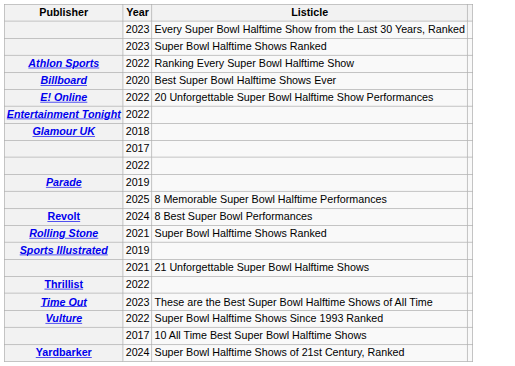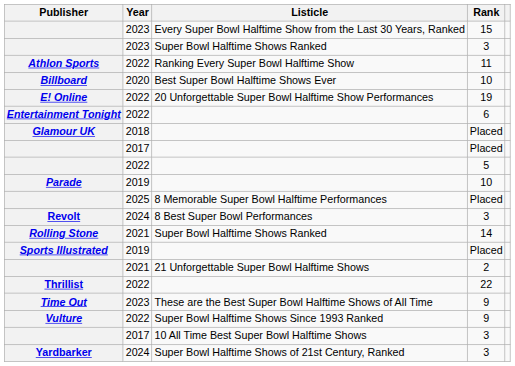+ column: (486, 13)
